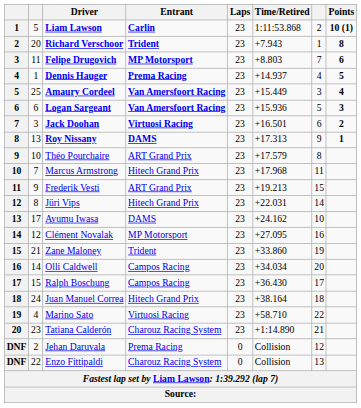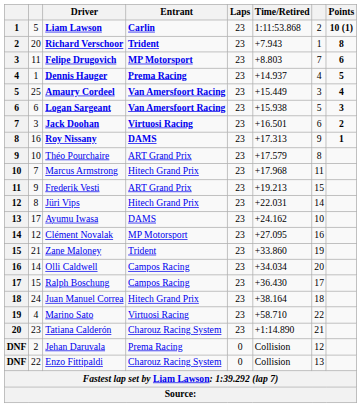(271, 107) +15.936 -> (271, 107) +15.938
(36, 139) 13 -> (36, 139) 16
